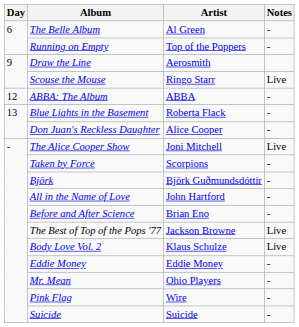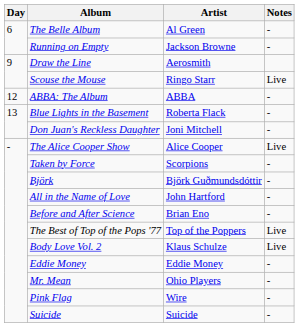(206, 46) Top of the Poppers -> (201, 46) Jackson Browne
(194, 130) Alice Cooper -> (194, 130) Joni Mitchell
(194, 146) Joni Mitchell -> (194, 146) Alice Cooper
(201, 230) Jackson Browne -> (206, 230) Top of the Poppers
